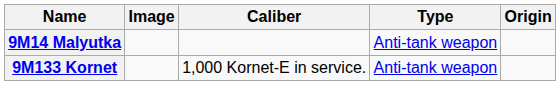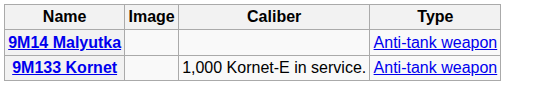- column: (528, 17)
